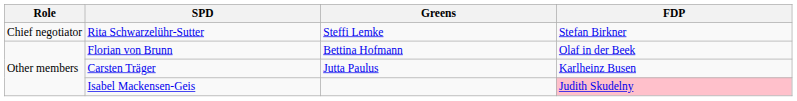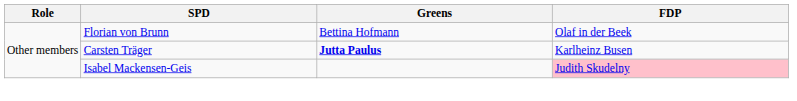- row: (146, 31)
(351, 68) normal -> (350, 50) bold
